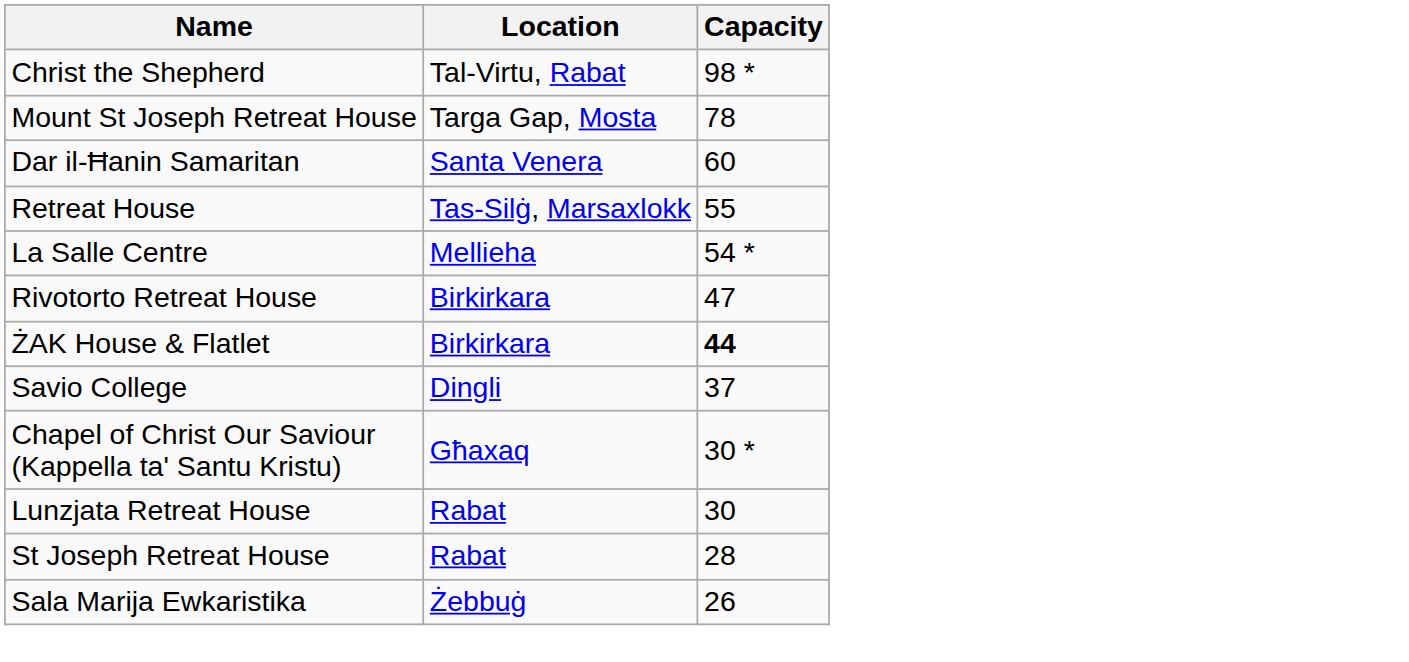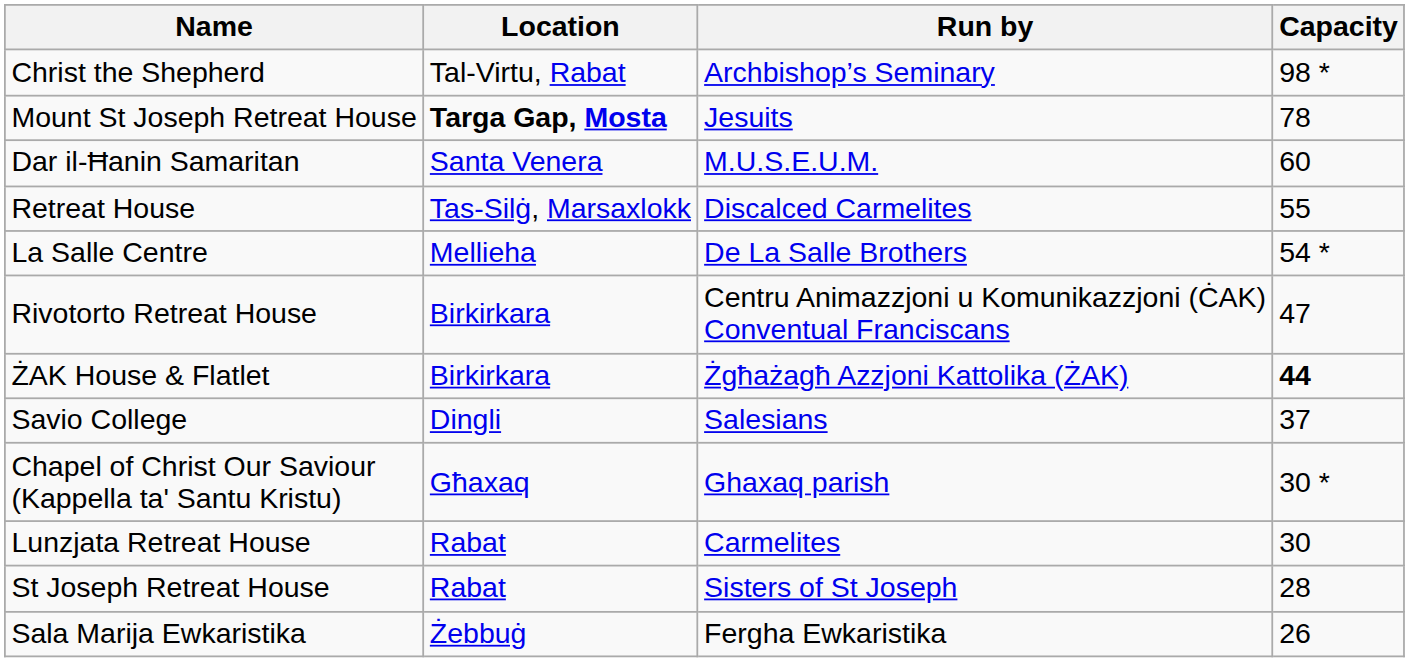+ column: (985, 27)
(543, 117) normal -> (548, 117) bold
